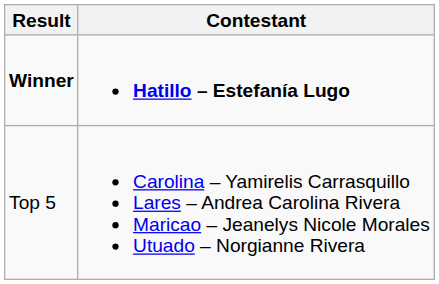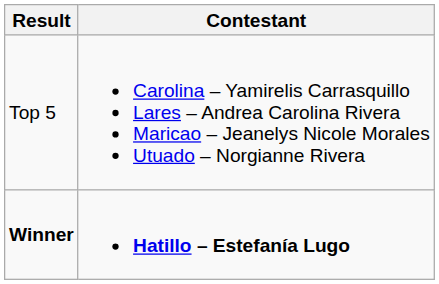rows swapped: (41, 80) <-> (32, 202)
